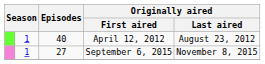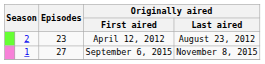(27, 39) 1 -> (27, 39) 2
(61, 39) 40 -> (61, 39) 23
